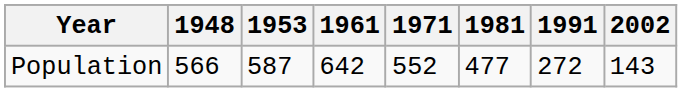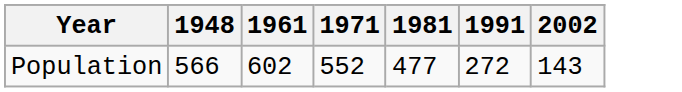- column: (277, 26)
(342, 67) 642 -> (270, 67) 602
